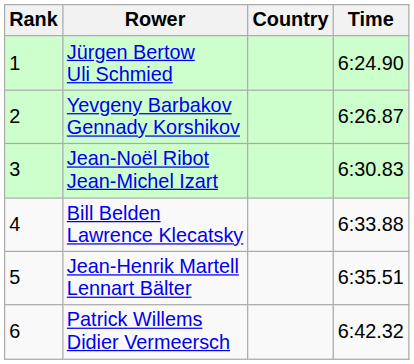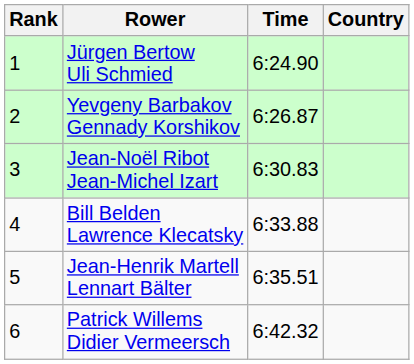columns swapped: (290, 20) <-> (371, 20)
